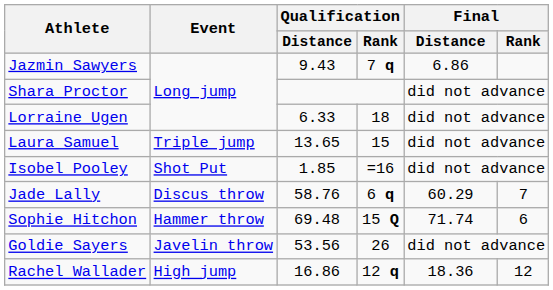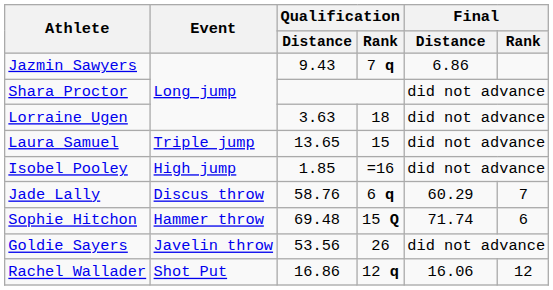(317, 117) 6.33 -> (317, 117) 3.63
(190, 169) Shot Put -> (195, 169) High jump
(195, 272) High jump -> (190, 272) Shot Put
(451, 272) 18.36 -> (451, 272) 16.06
